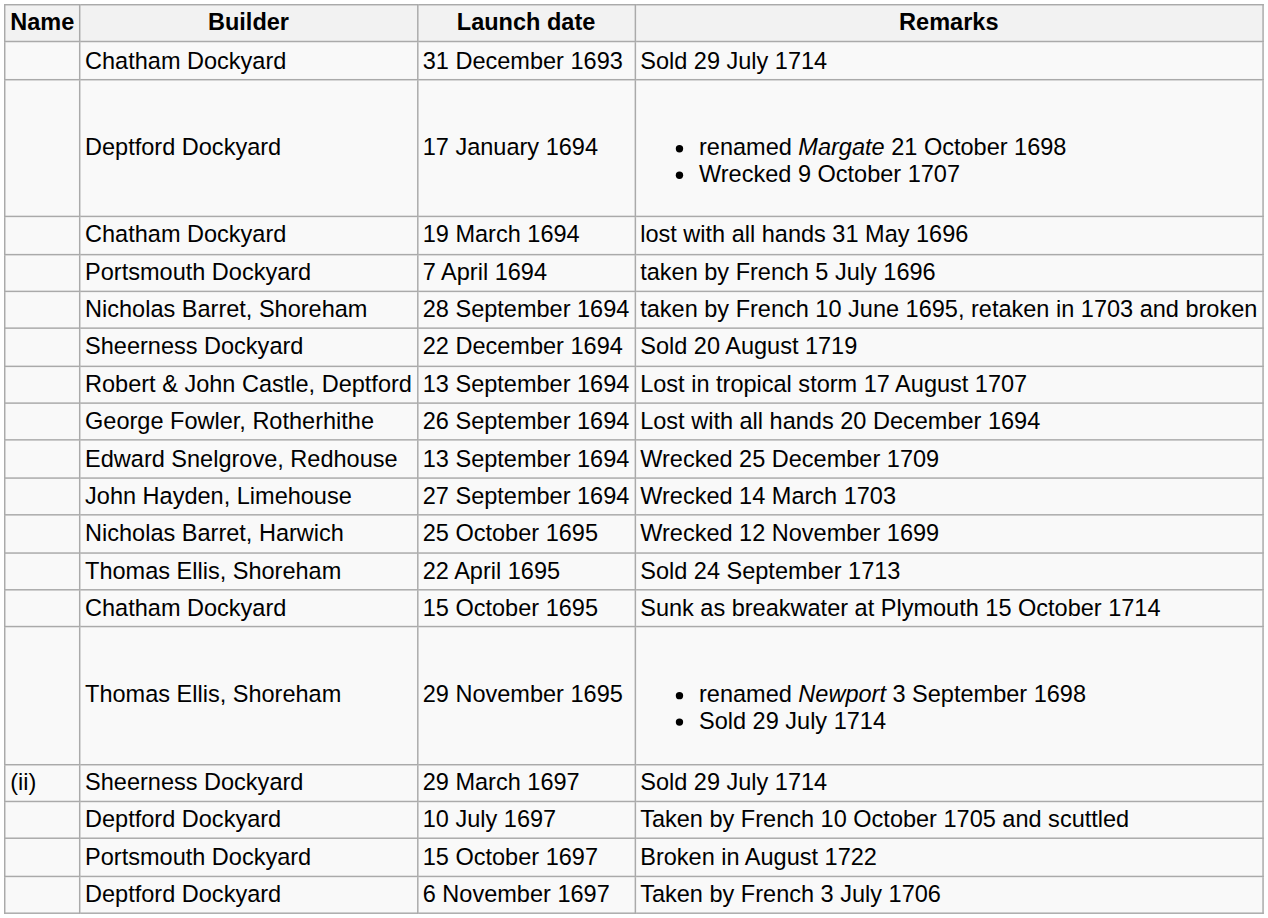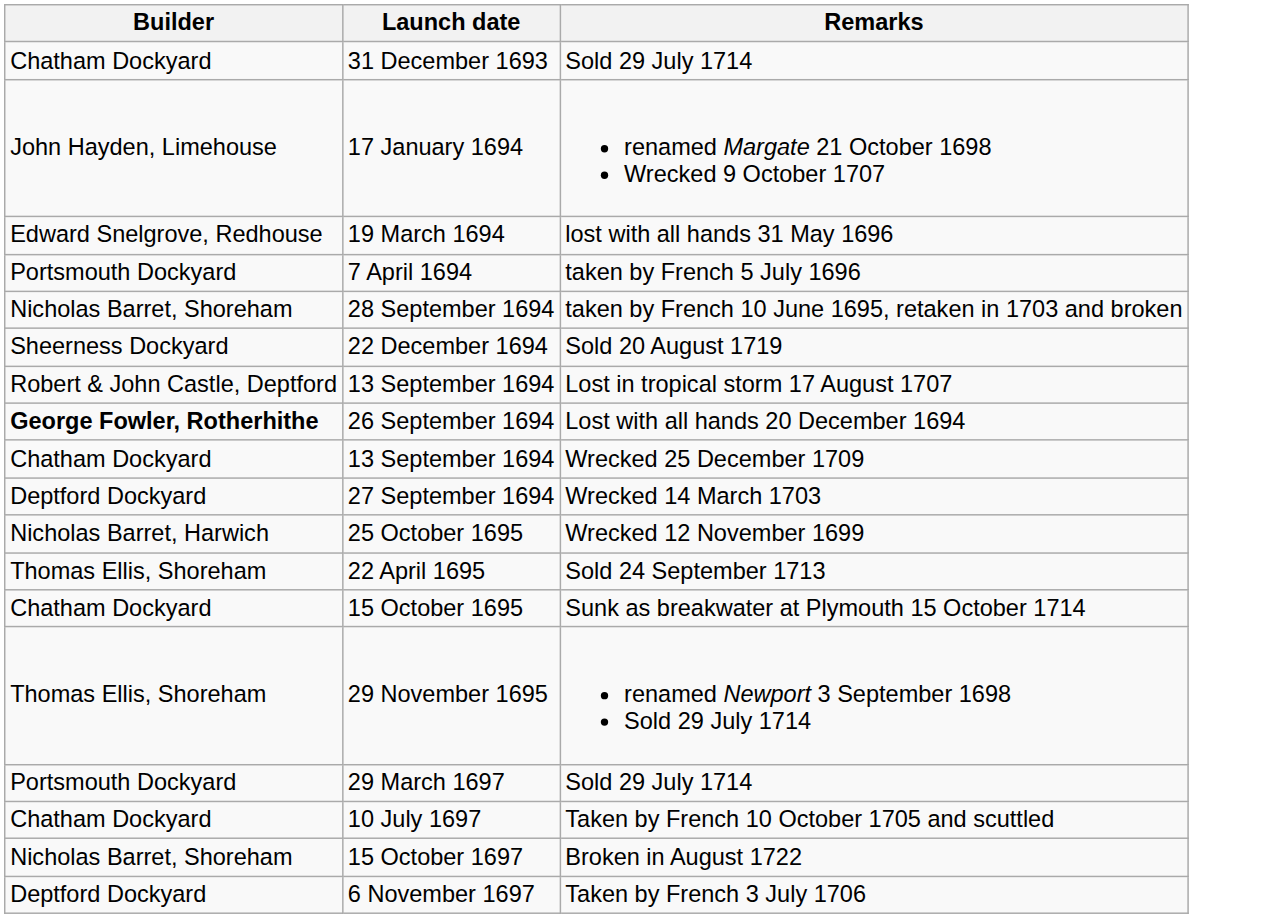- column: (42, 23)
(183, 147) Deptford Dockyard -> (144, 147) John Hayden, Limehouse
(186, 235) Chatham Dockyard -> (166, 235) Edward Snelgrove, Redhouse
(230, 421) normal -> (164, 421) bold
(241, 458) Edward Snelgrove, Redhouse -> (111, 458) Chatham Dockyard
(218, 496) John Hayden, Limehouse -> (108, 496) Deptford Dockyard
(194, 782) Sheerness Dockyard -> (123, 782) Portsmouth Dockyard
(183, 819) Deptford Dockyard -> (111, 819) Chatham Dockyard
(198, 857) Portsmouth Dockyard -> (151, 857) Nicholas Barret, Shoreham
